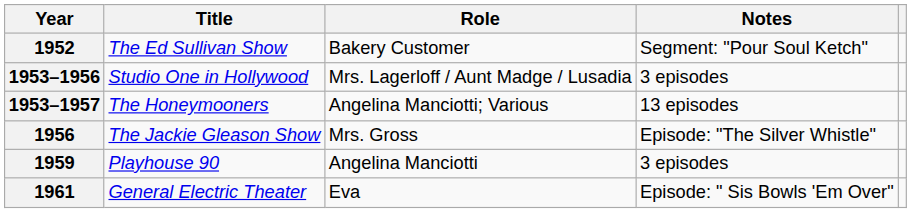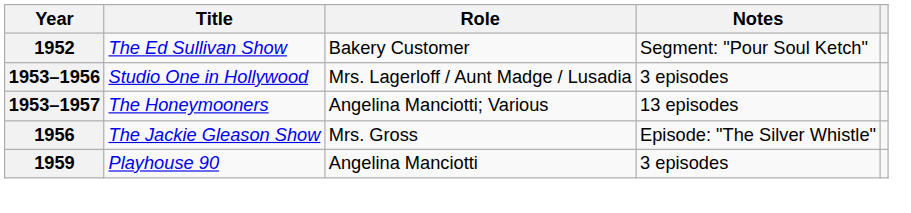- row: (54, 192)
